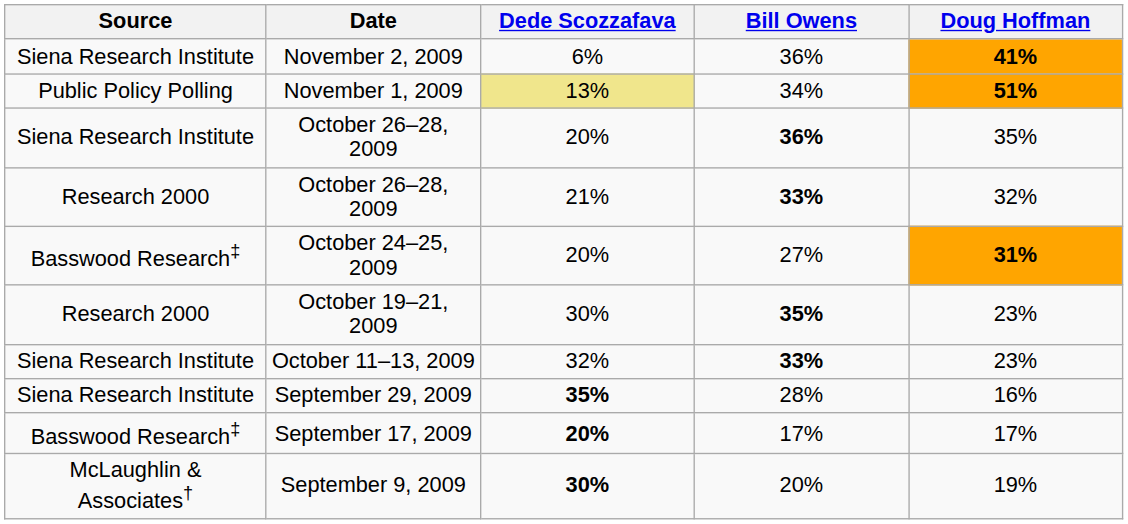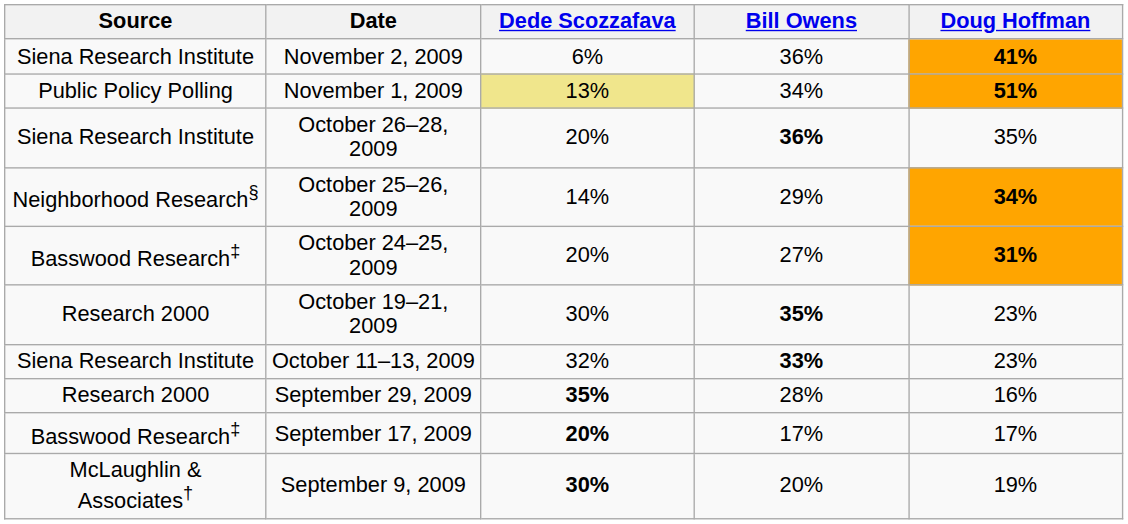- row: (373, 196)
+ row: (373, 196)
(135, 395) Siena Research Institute -> (135, 395) Research 2000
